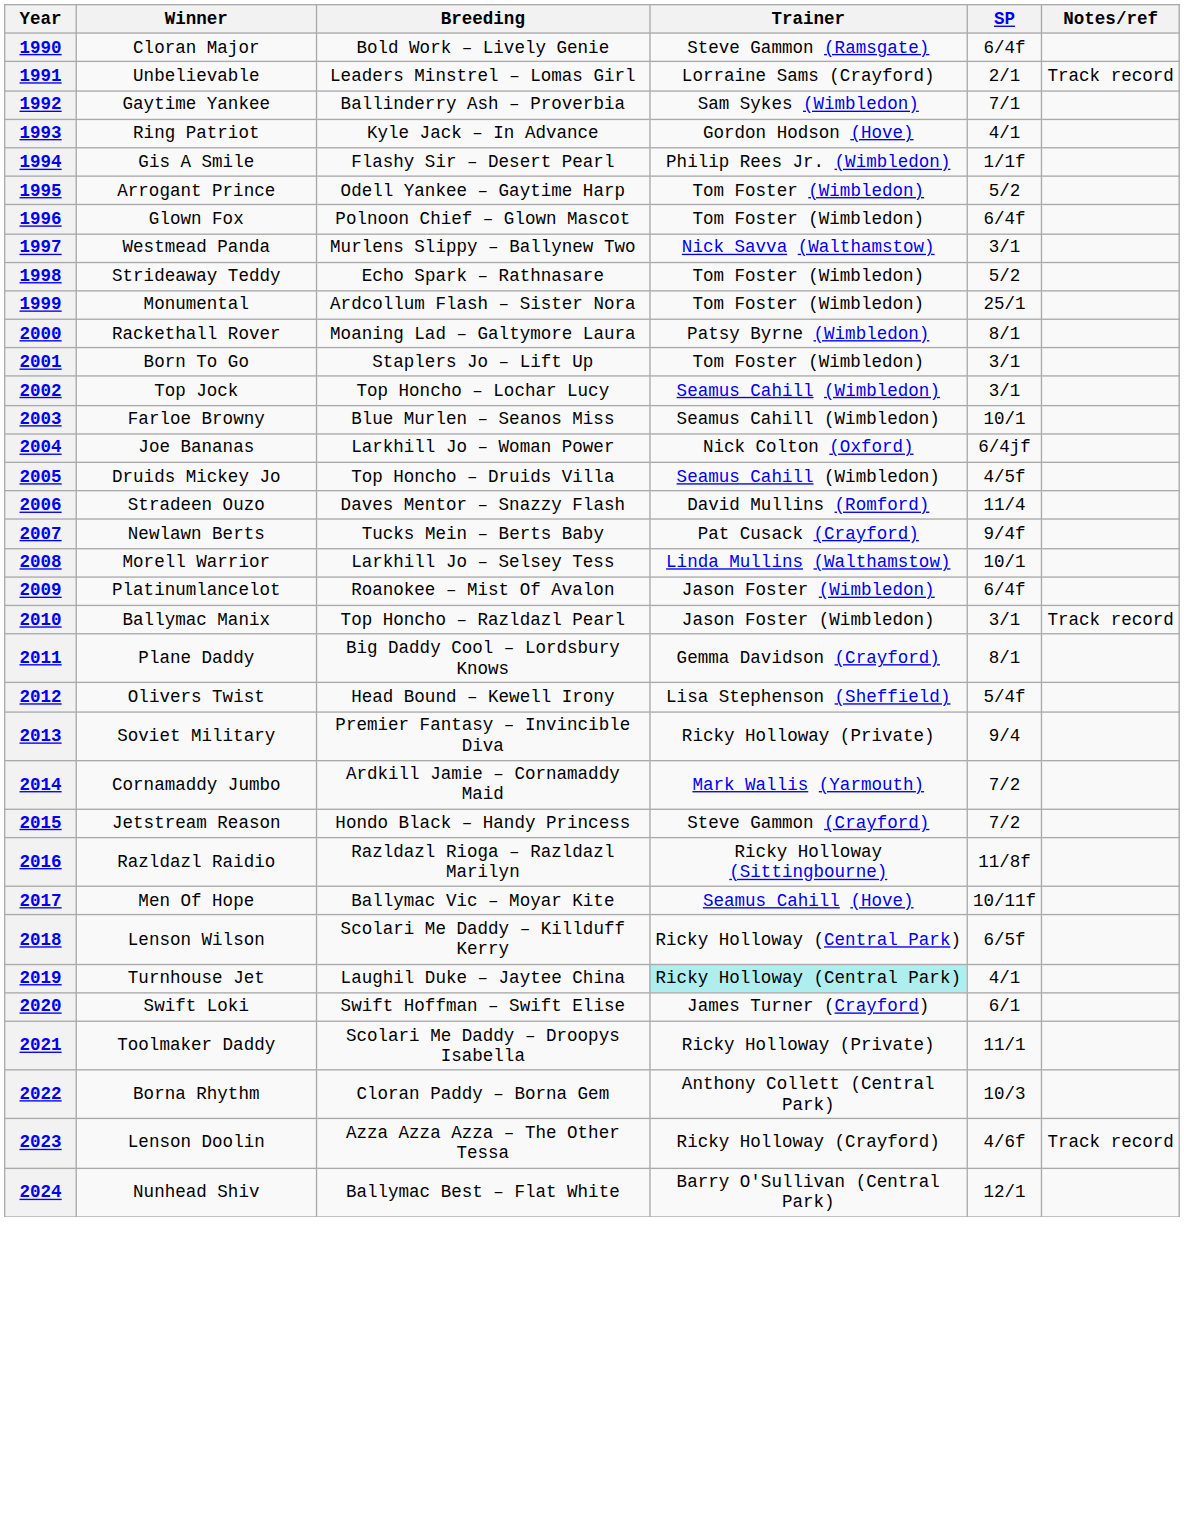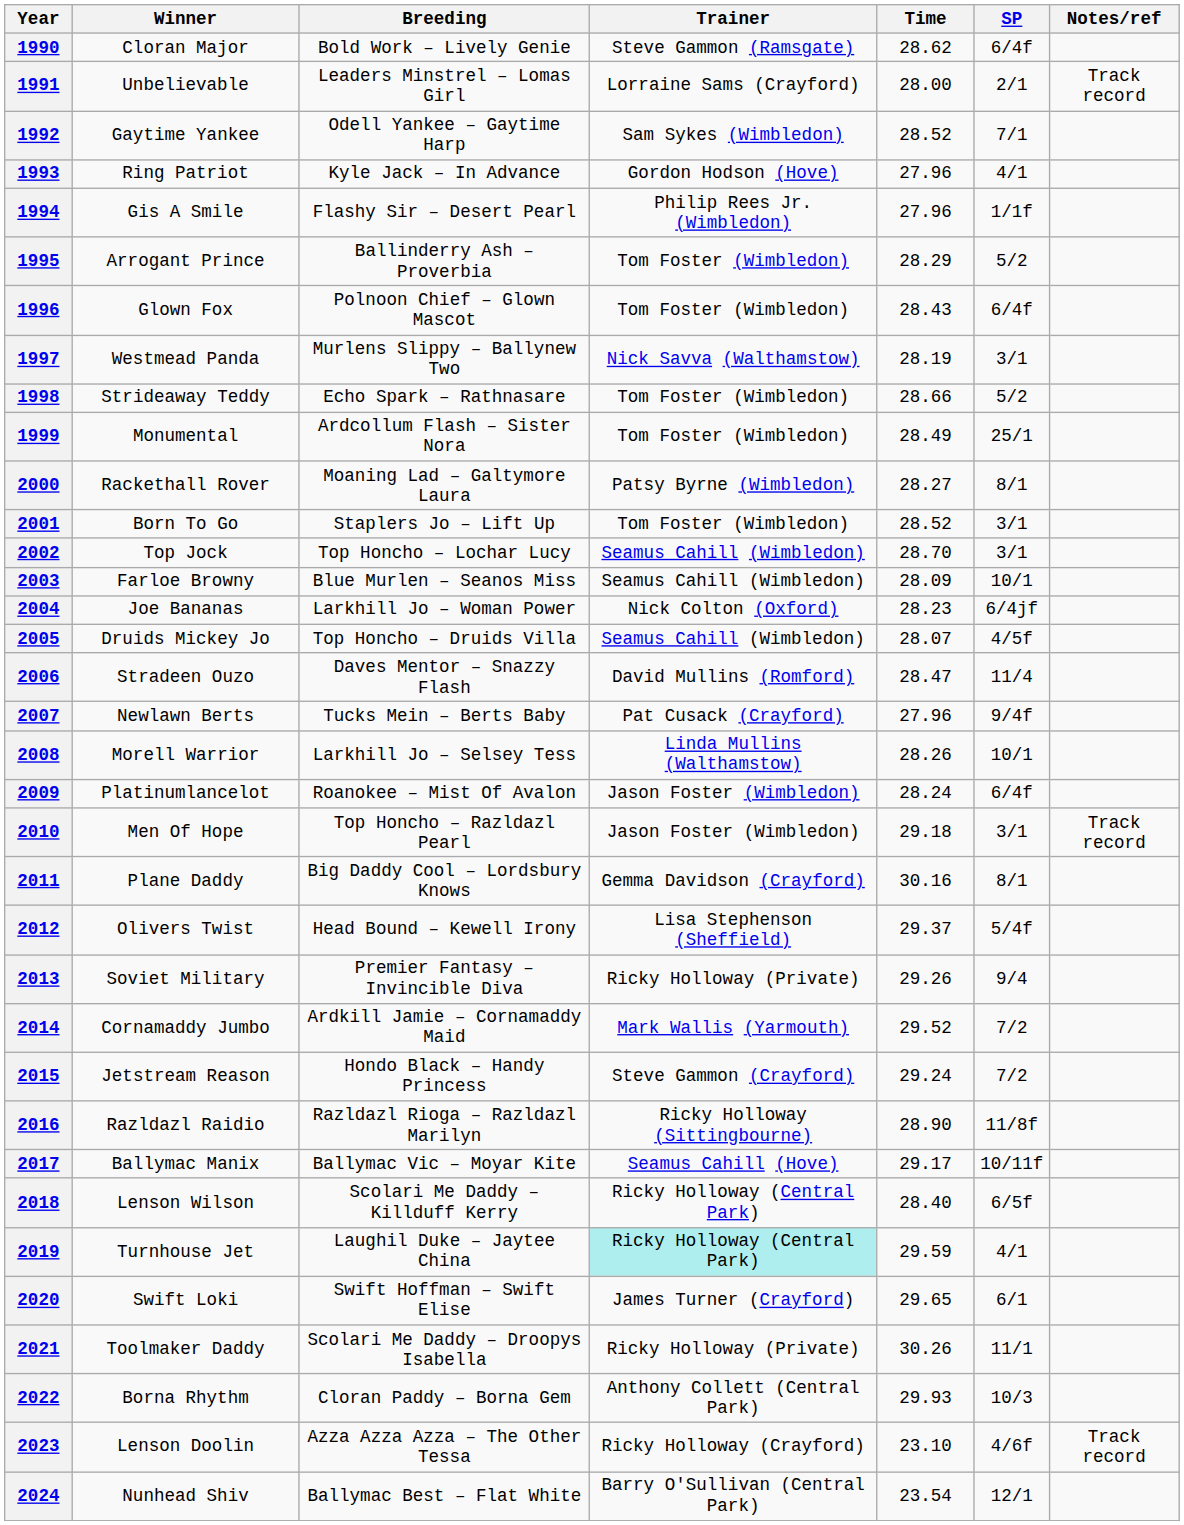+ column: (926, 19)
(483, 105) Ballinderry Ash – Proverbia -> (444, 135) Odell Yankee – Gaytime Harp
(483, 191) Odell Yankee – Gaytime Harp -> (444, 261) Ballinderry Ash – Proverbia
(196, 620) Ballymac Manix -> (186, 832) Men Of Hope
(196, 901) Men Of Hope -> (186, 1164) Ballymac Manix
